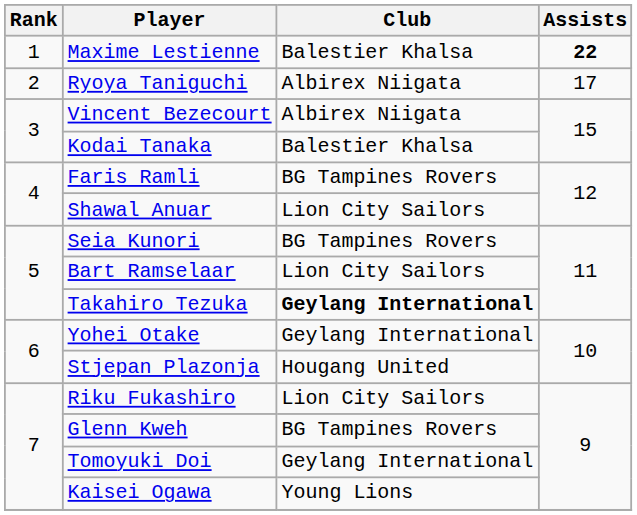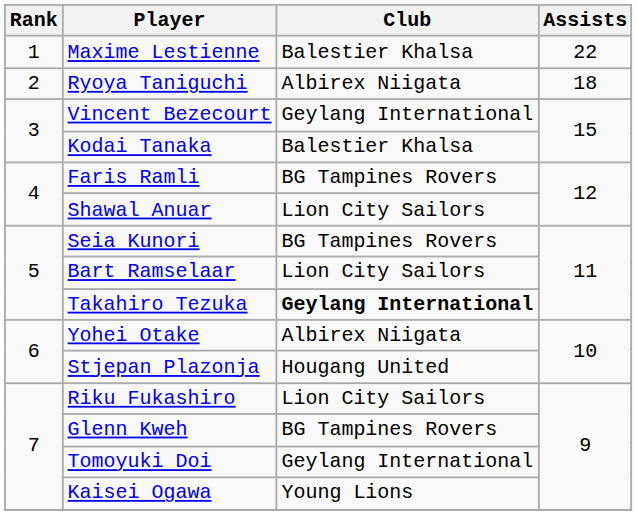(585, 52) bold -> (585, 52) normal
(585, 84) 17 -> (585, 84) 18
(371, 115) Albirex Niigata -> (407, 115) Geylang International
(407, 336) Geylang International -> (371, 336) Albirex Niigata
